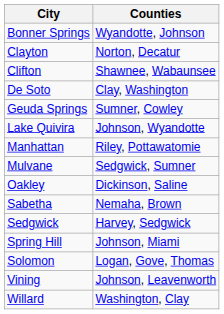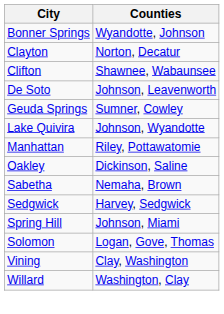(142, 90) Clay, Washington -> (156, 90) Johnson, Leavenworth
- row: (30, 166)
(156, 280) Johnson, Leavenworth -> (142, 261) Clay, Washington
